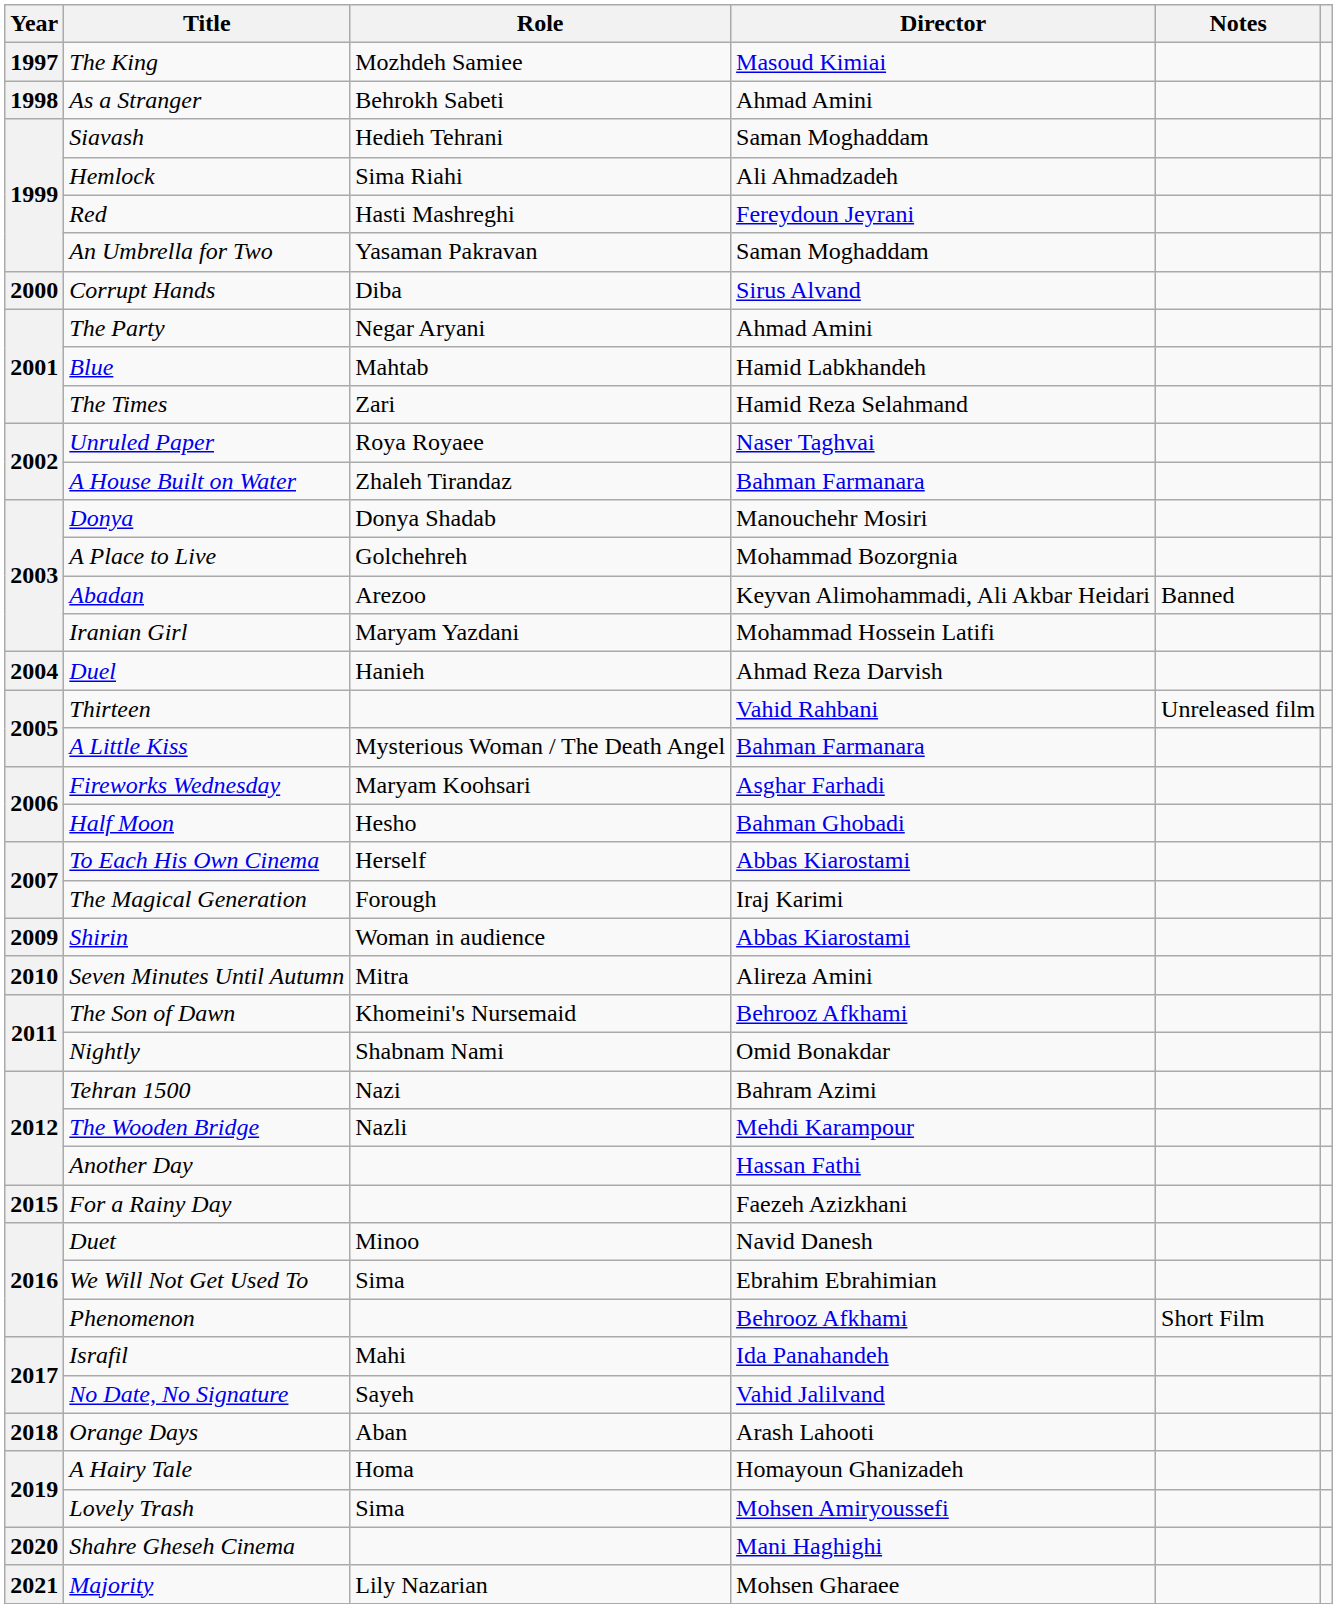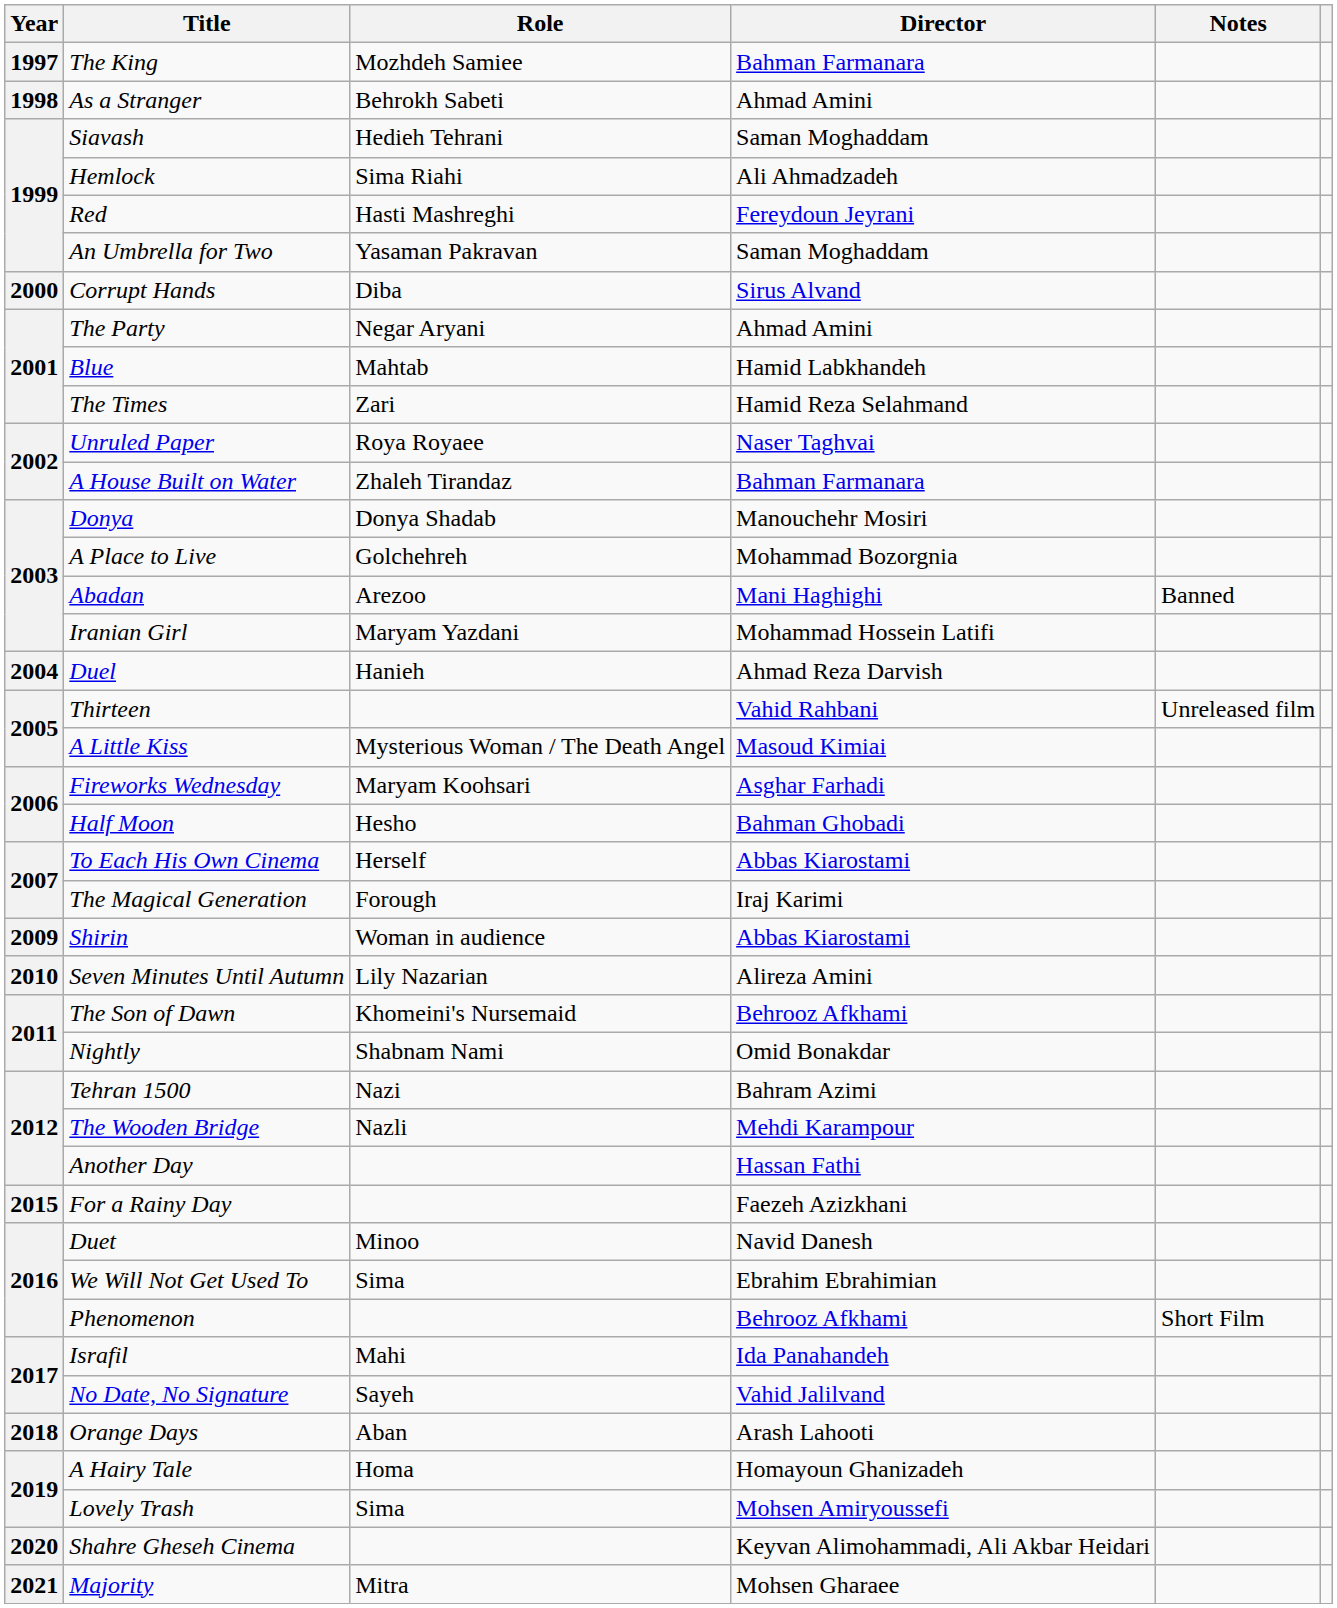(811, 61) Masoud Kimiai -> (830, 61) Bahman Farmanara
(943, 594) Keyvan Alimohammadi, Ali Akbar Heidari -> (809, 594) Mani Haghighi
(830, 746) Bahman Farmanara -> (811, 746) Masoud Kimiai
(382, 975) Mitra -> (422, 975) Lily Nazarian
(809, 1546) Mani Haghighi -> (943, 1546) Keyvan Alimohammadi, Ali Akbar Heidari
(422, 1584) Lily Nazarian -> (382, 1584) Mitra
